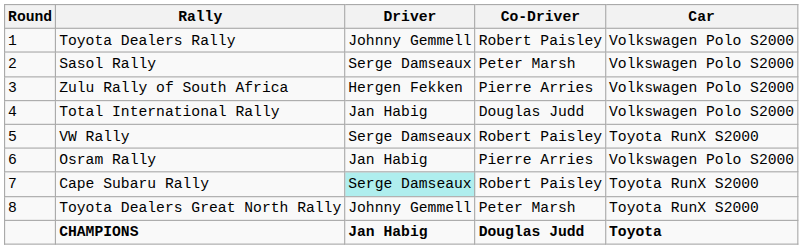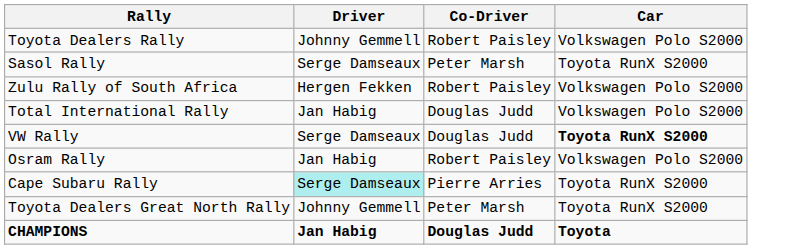- column: (30, 17)
(702, 64) Volkswagen Polo S2000 -> (633, 64) Toyota RunX S2000
(536, 88) Pierre Arries -> (489, 88) Robert Paisley
(540, 136) Robert Paisley -> (480, 136) Douglas Judd
(684, 136) normal -> (633, 136) bold
(536, 160) Pierre Arries -> (489, 160) Robert Paisley
(540, 184) Robert Paisley -> (485, 184) Pierre Arries
